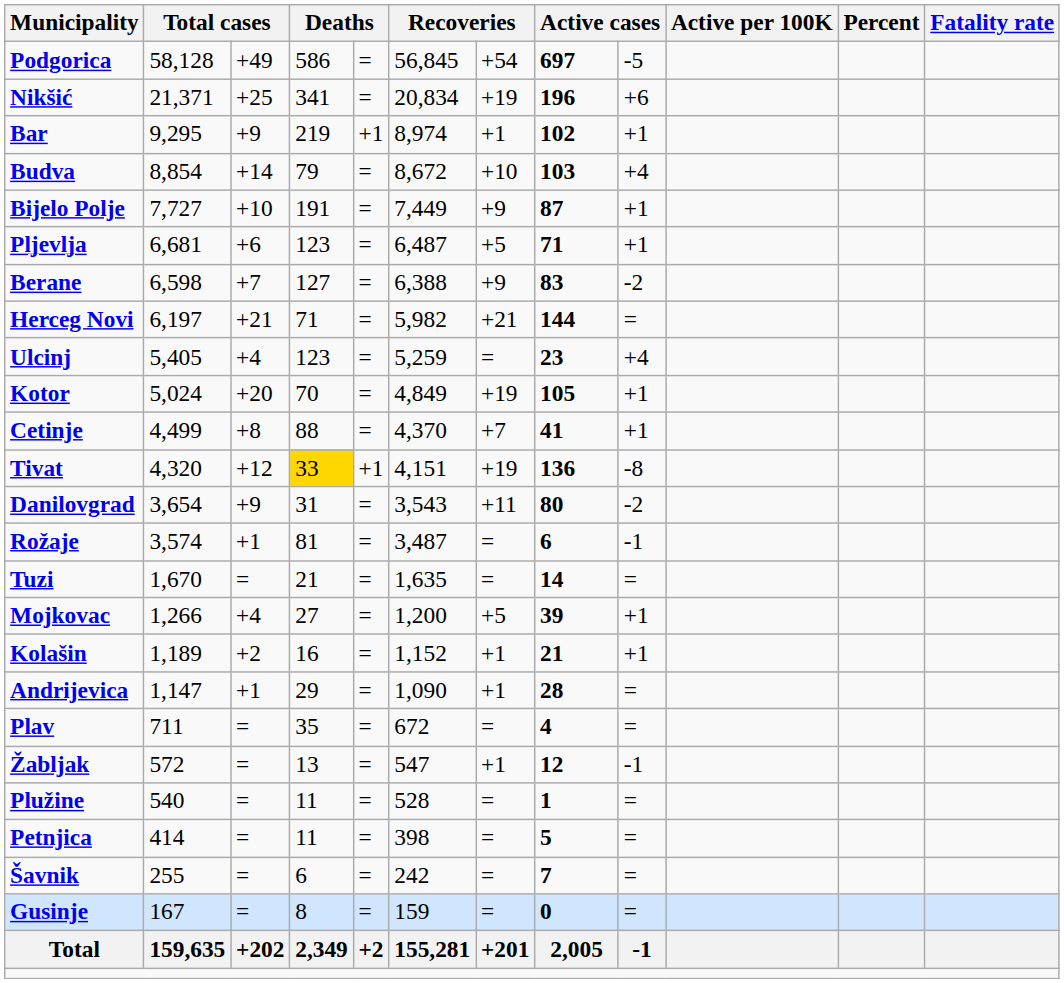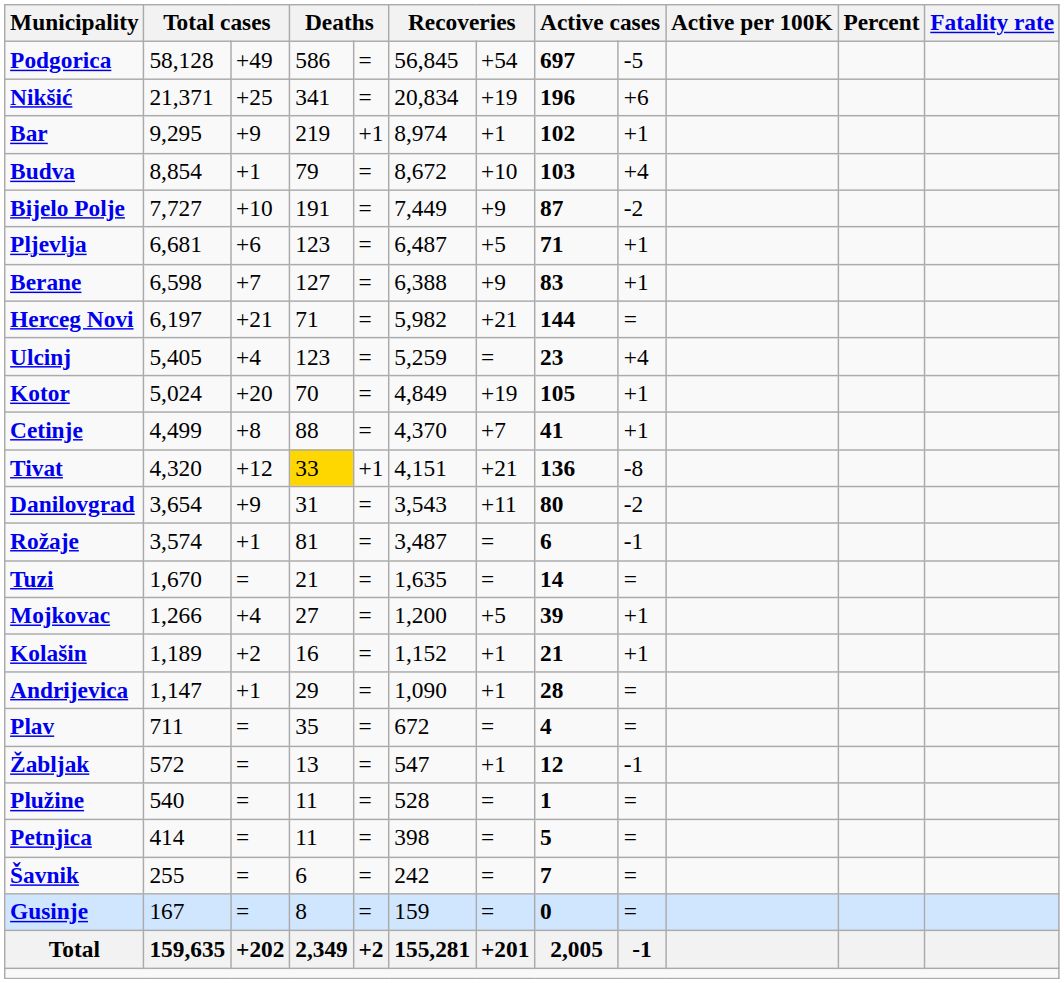(254, 171) +14 -> (249, 171) +1
(636, 208) +1 -> (634, 208) -2
(634, 282) -2 -> (636, 282) +1
(499, 467) +19 -> (499, 467) +21
